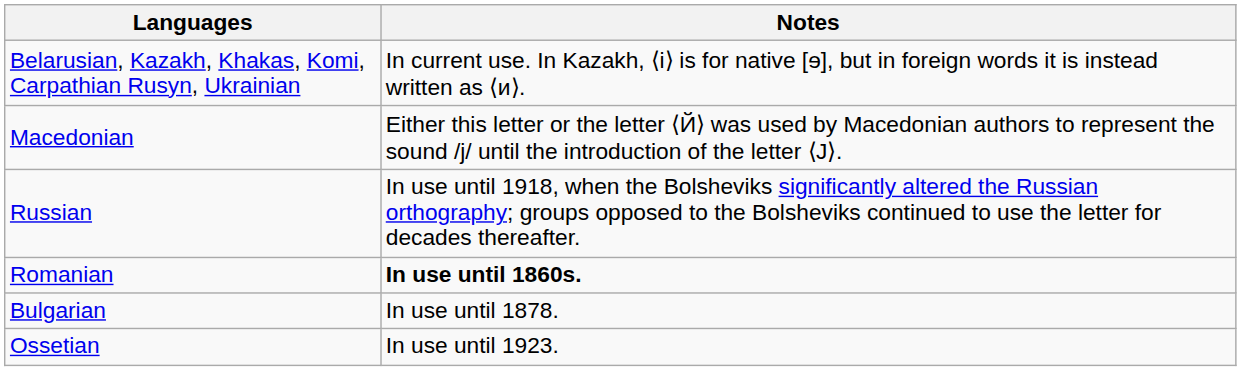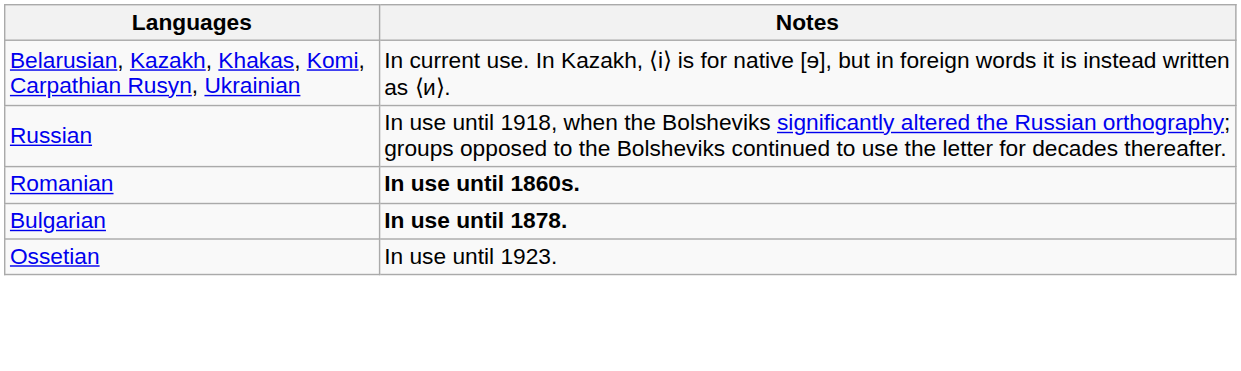- row: (72, 137)
(472, 310) normal -> (476, 220) bold
